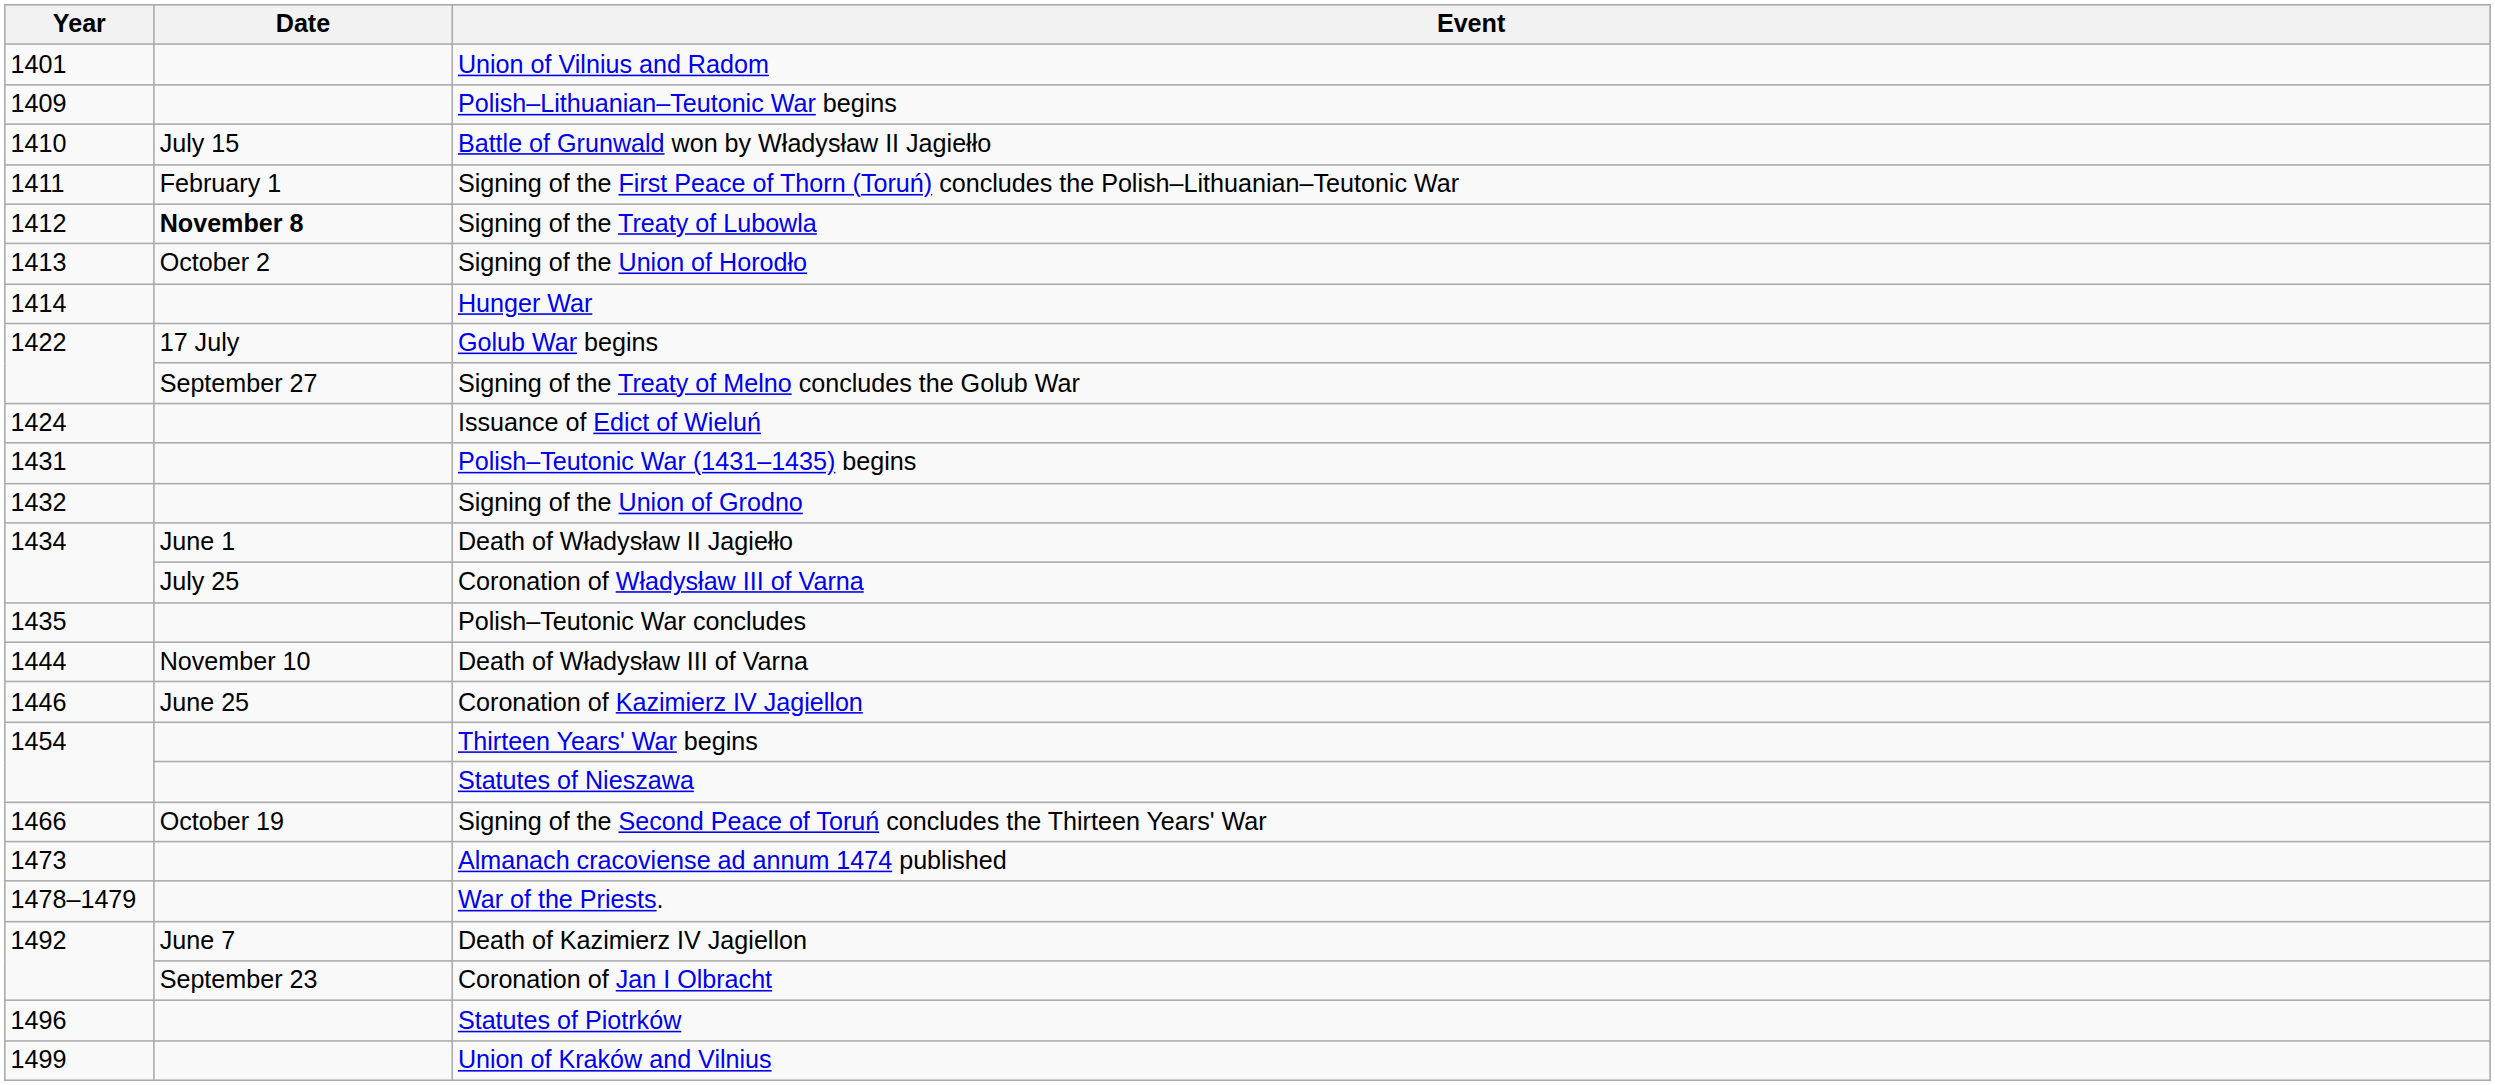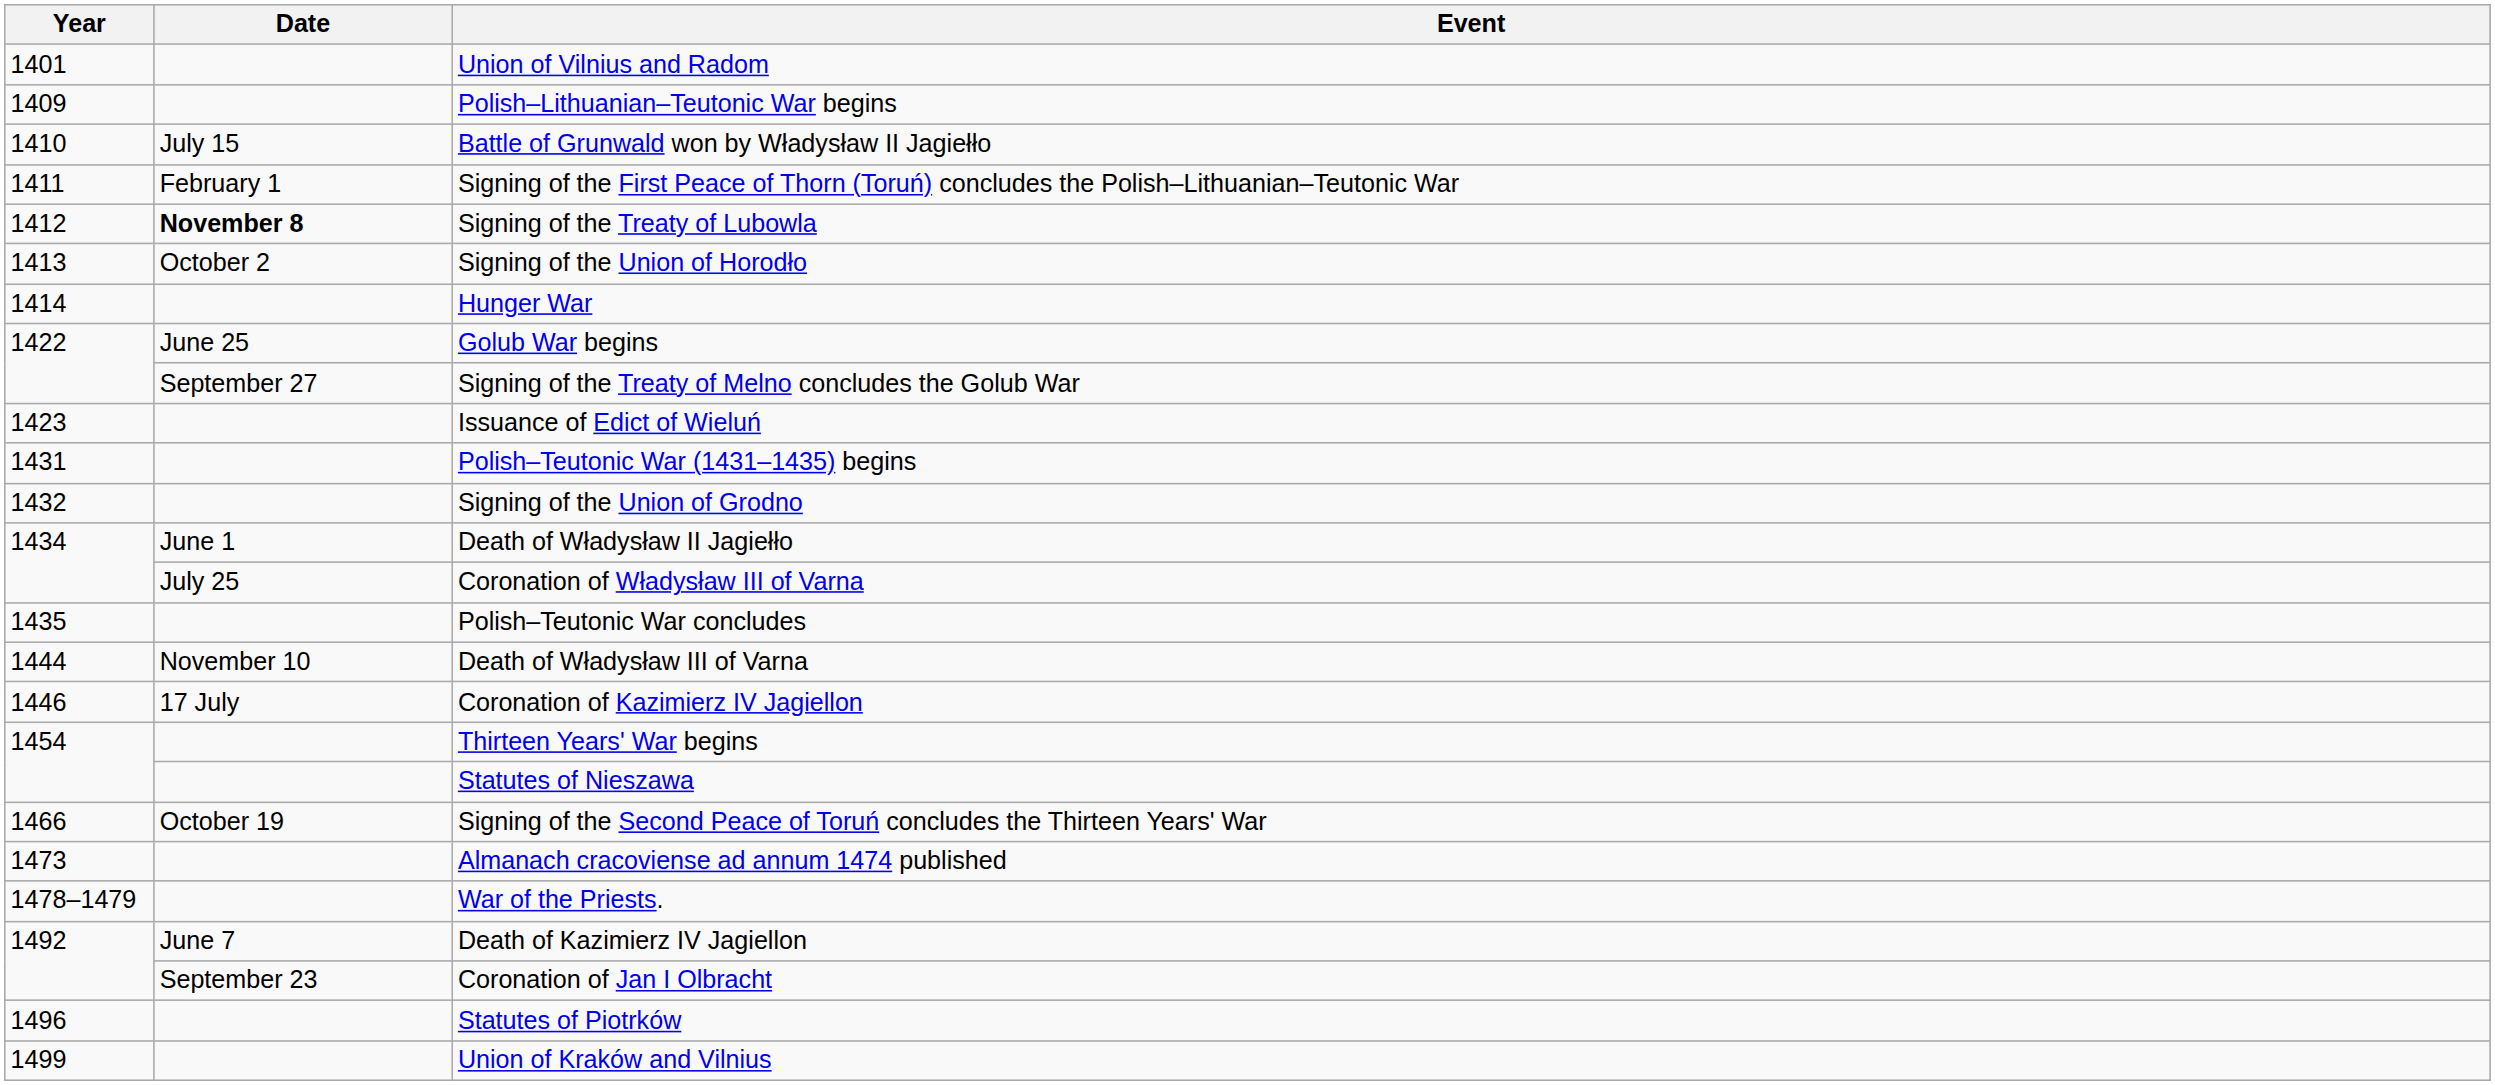(199, 343) 17 July -> (204, 343) June 25
(39, 422) 1424 -> (39, 422) 1423
(204, 701) June 25 -> (199, 701) 17 July
